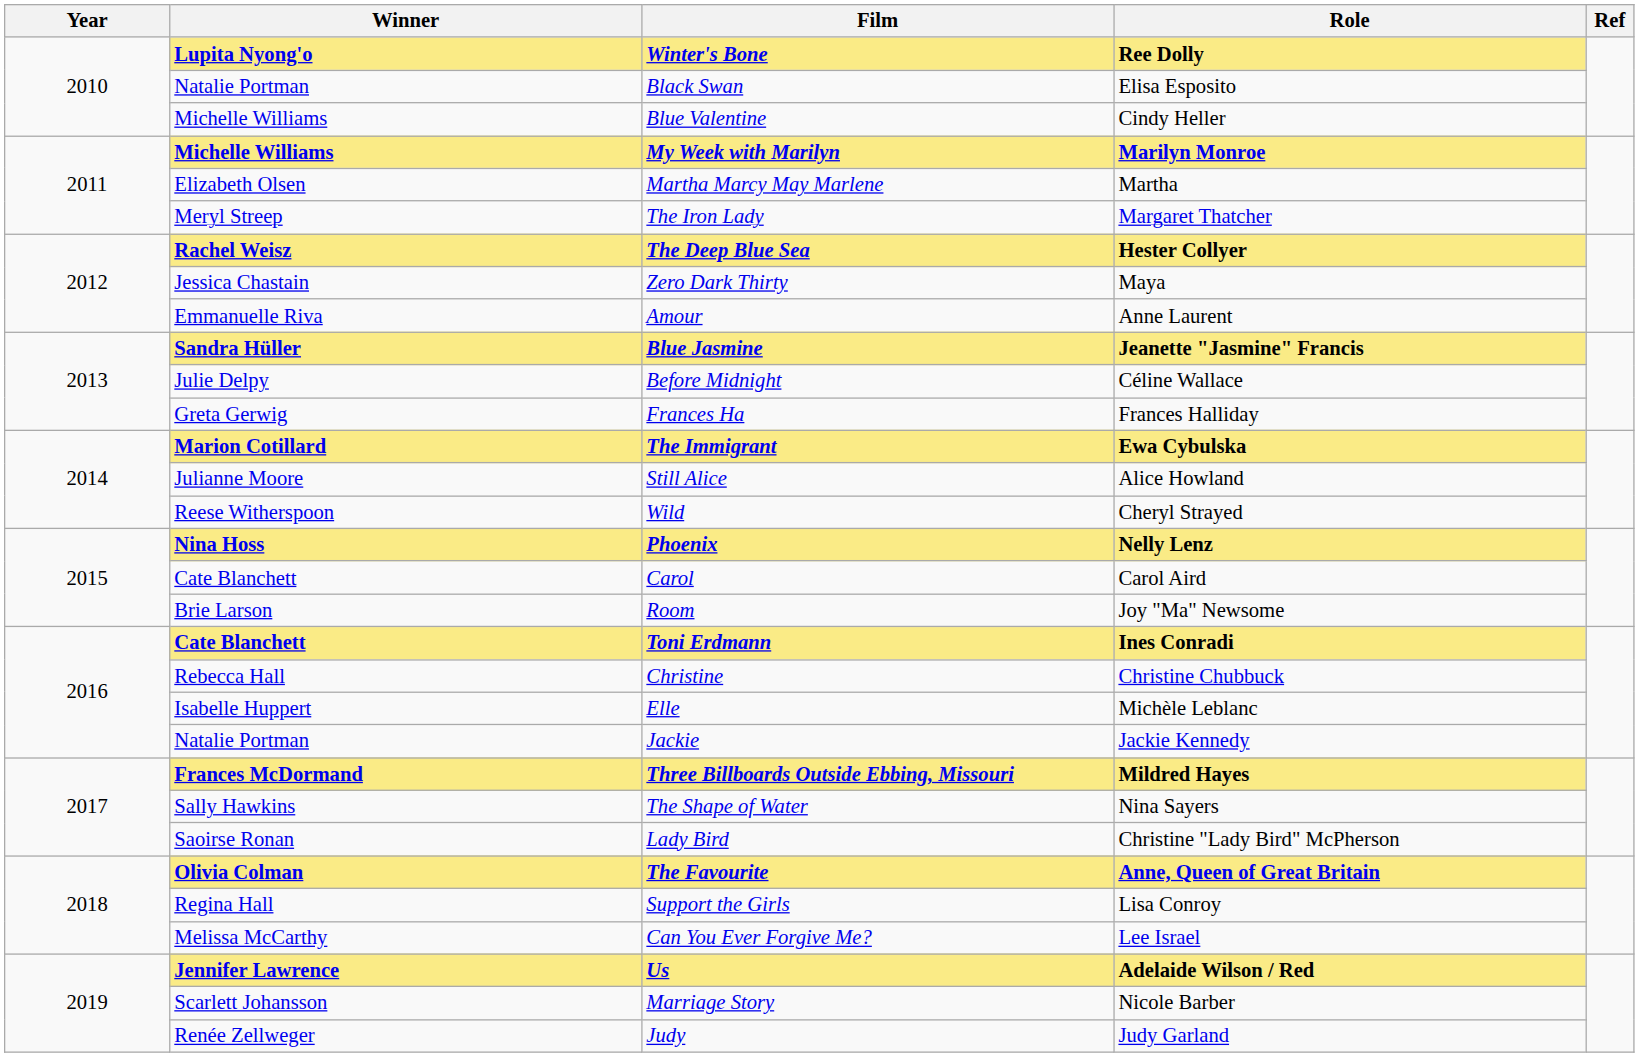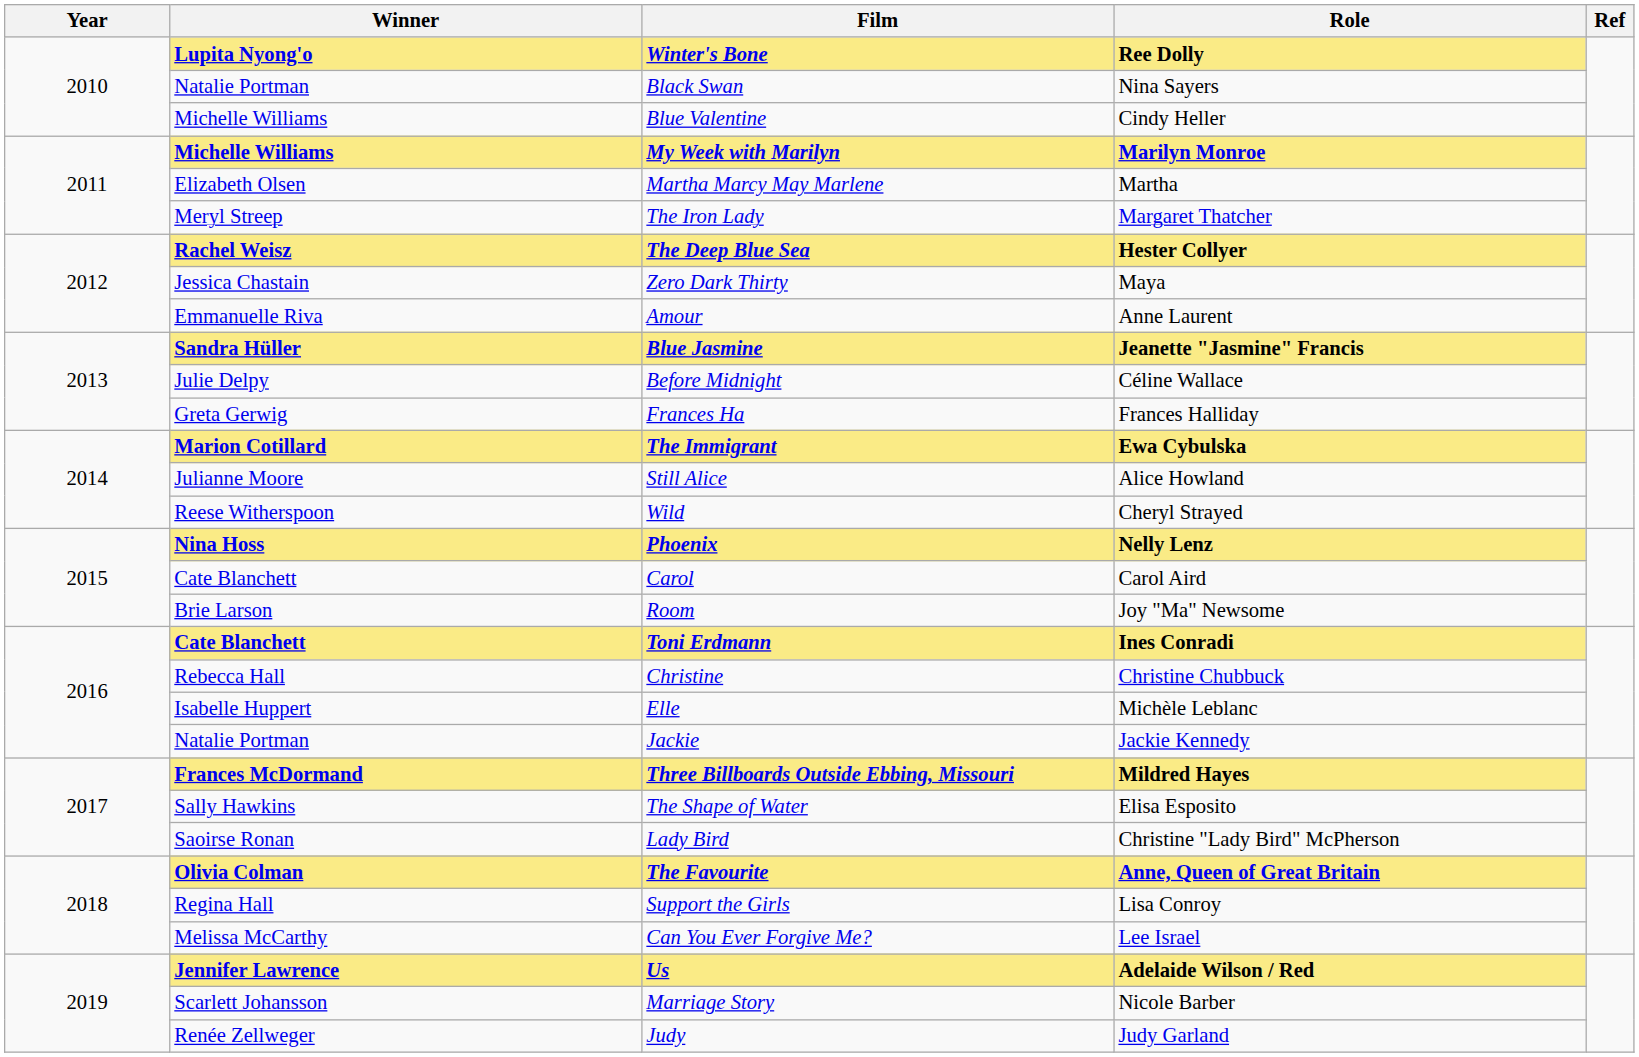(1177, 86) Elisa Esposito -> (1169, 86) Nina Sayers
(1169, 806) Nina Sayers -> (1177, 806) Elisa Esposito
